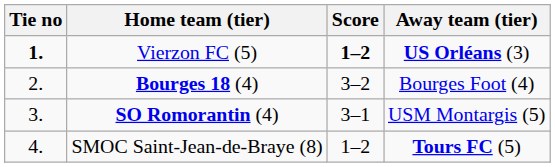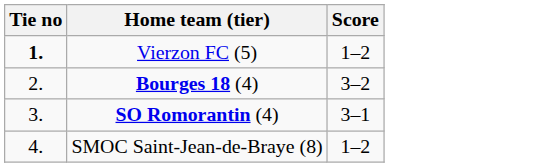- column: (467, 20)
(355, 51) bold -> (355, 51) normal
